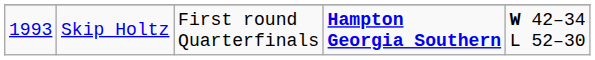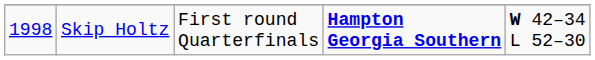(31, 30) 1993 -> (31, 30) 1998
